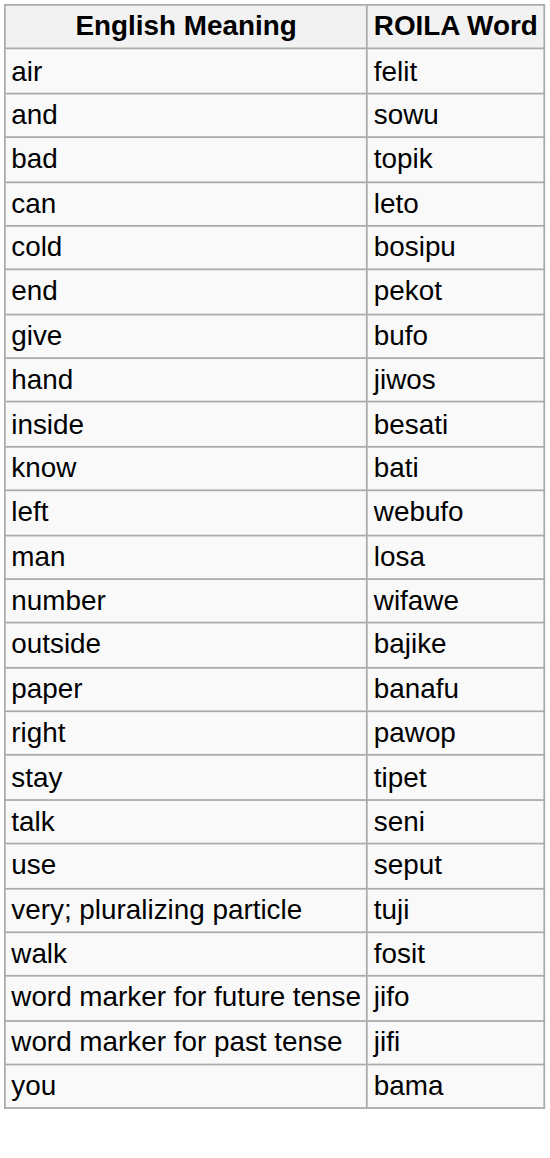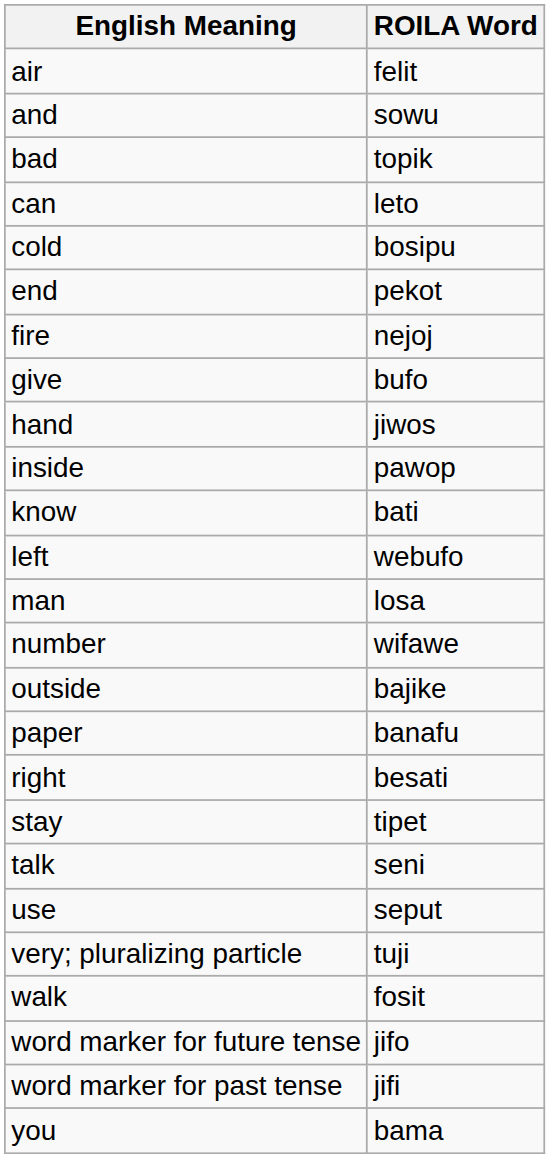+ row: (31, 335)
(411, 423) besati -> (415, 468) pawop
(415, 733) pawop -> (411, 777) besati
